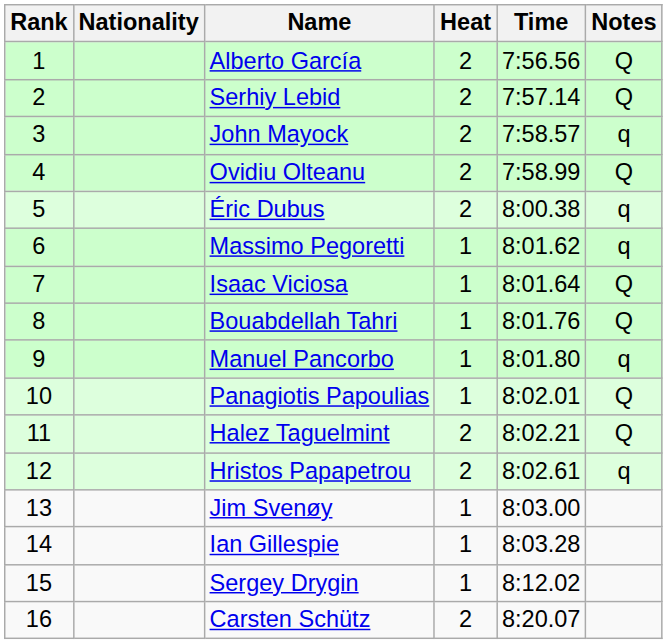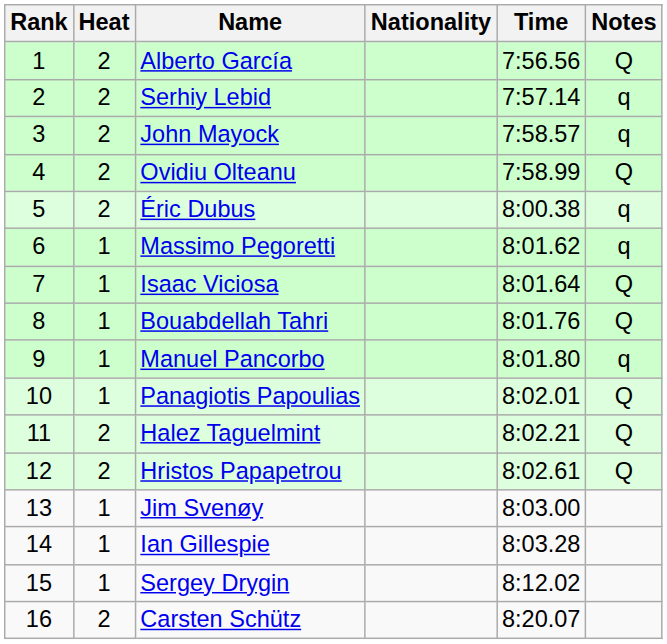columns swapped: (466, 23) <-> (139, 23)
(624, 97) Q -> (624, 97) q
(624, 470) q -> (624, 470) Q
